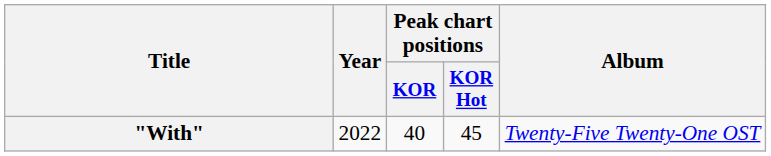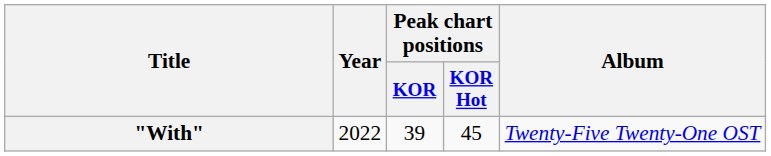(414, 133) 40 -> (414, 133) 39
